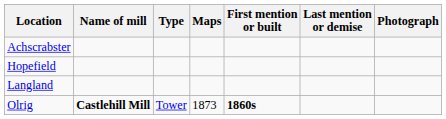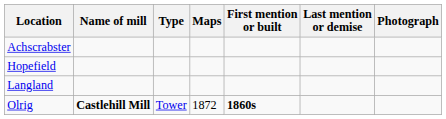(204, 104) 1873 -> (204, 104) 1872
